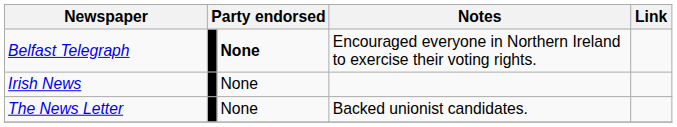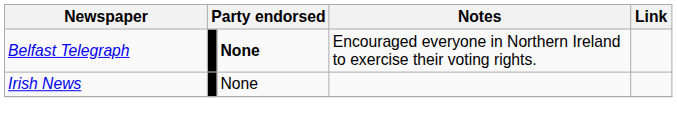- row: (66, 109)
